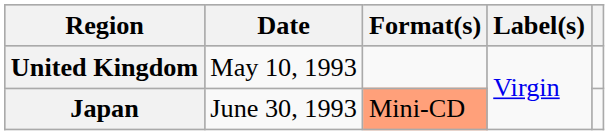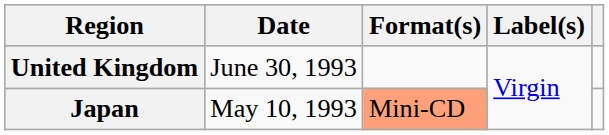(284, 66) May 10, 1993 -> (284, 66) June 30, 1993
(284, 108) June 30, 1993 -> (284, 108) May 10, 1993
